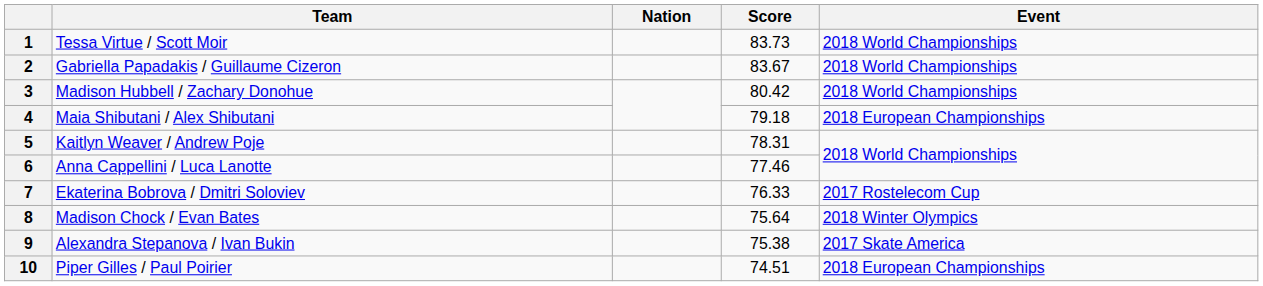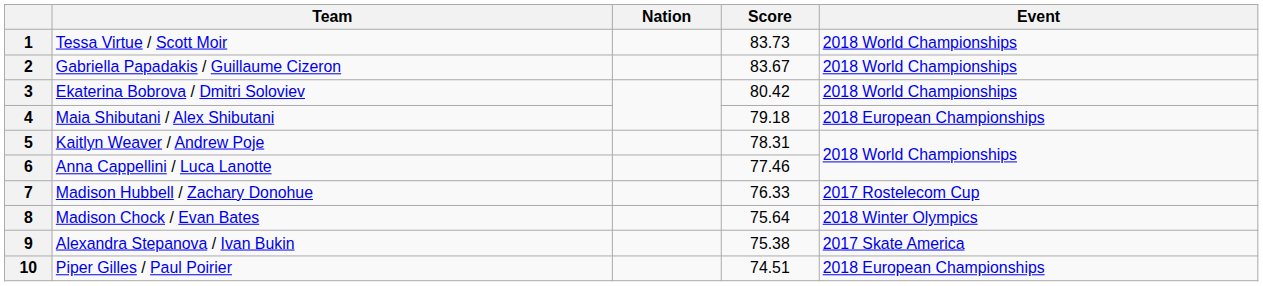(184, 92) Madison Hubbell / Zachary Donohue -> (180, 92) Ekaterina Bobrova / Dmitri Soloviev
(180, 192) Ekaterina Bobrova / Dmitri Soloviev -> (184, 192) Madison Hubbell / Zachary Donohue
